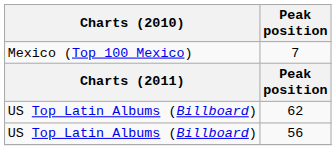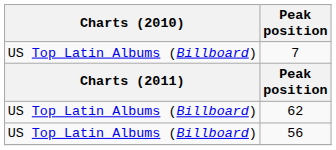(100, 53) Mexico (Top 100 Mexico) -> (132, 53) US Top Latin Albums (Billboard)
